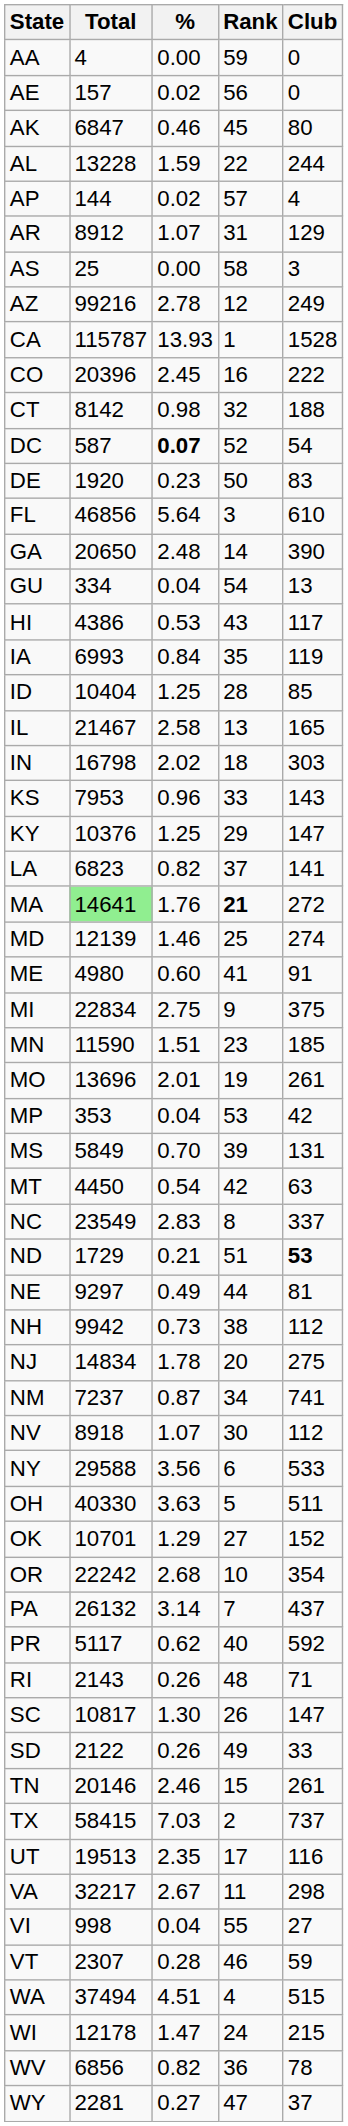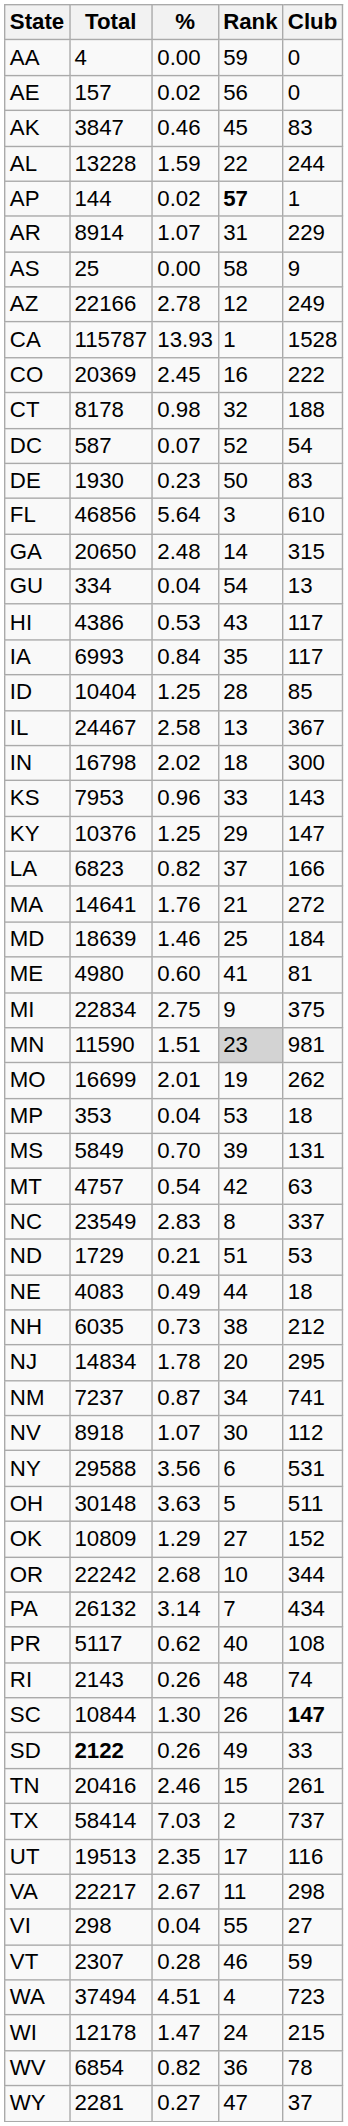(99, 127) 6847 -> (99, 127) 3847
(300, 127) 80 -> (300, 127) 83
(236, 198) normal -> (236, 198) bold
(294, 198) 4 -> (294, 198) 1
(99, 233) 8912 -> (99, 233) 8914
(306, 233) 129 -> (306, 233) 229
(294, 269) 3 -> (294, 269) 9
(105, 304) 99216 -> (105, 304) 22166
(105, 374) 20396 -> (105, 374) 20369
(99, 410) 8142 -> (99, 410) 8178
(179, 445) bold -> (179, 445) normal
(99, 480) 1920 -> (99, 480) 1930
(306, 551) 390 -> (306, 551) 315
(306, 657) 119 -> (306, 657) 117
(105, 727) 21467 -> (105, 727) 24467
(306, 727) 165 -> (306, 727) 367
(306, 762) 303 -> (306, 762) 300
(306, 868) 141 -> (306, 868) 166
(105, 903) lightgreen background -> (105, 903) no background
(236, 903) bold -> (236, 903) normal
(105, 939) 12139 -> (105, 939) 18639
(306, 939) 274 -> (306, 939) 184
(300, 974) 91 -> (300, 974) 81
(236, 1045) no background -> (236, 1045) lightgrey background
(306, 1045) 185 -> (306, 1045) 981
(105, 1080) 13696 -> (105, 1080) 16699
(306, 1080) 261 -> (306, 1080) 262
(300, 1115) 42 -> (300, 1115) 18
(99, 1186) 4450 -> (99, 1186) 4757
(300, 1256) bold -> (300, 1256) normal
(99, 1291) 9297 -> (99, 1291) 4083
(300, 1291) 81 -> (300, 1291) 18
(99, 1327) 9942 -> (99, 1327) 6035
(306, 1327) 112 -> (306, 1327) 212
(306, 1362) 275 -> (306, 1362) 295
(306, 1468) 533 -> (306, 1468) 531
(105, 1503) 40330 -> (105, 1503) 30148
(105, 1538) 10701 -> (105, 1538) 10809
(306, 1574) 354 -> (306, 1574) 344
(306, 1609) 437 -> (306, 1609) 434
(306, 1644) 592 -> (306, 1644) 108
(300, 1679) 71 -> (300, 1679) 74
(105, 1715) 10817 -> (105, 1715) 10844
(306, 1715) normal -> (306, 1715) bold
(99, 1750) normal -> (99, 1750) bold
(105, 1785) 20146 -> (105, 1785) 20416
(105, 1820) 58415 -> (105, 1820) 58414
(105, 1891) 32217 -> (105, 1891) 22217
(93, 1926) 998 -> (93, 1926) 298
(306, 1997) 515 -> (306, 1997) 723
(99, 2067) 6856 -> (99, 2067) 6854
